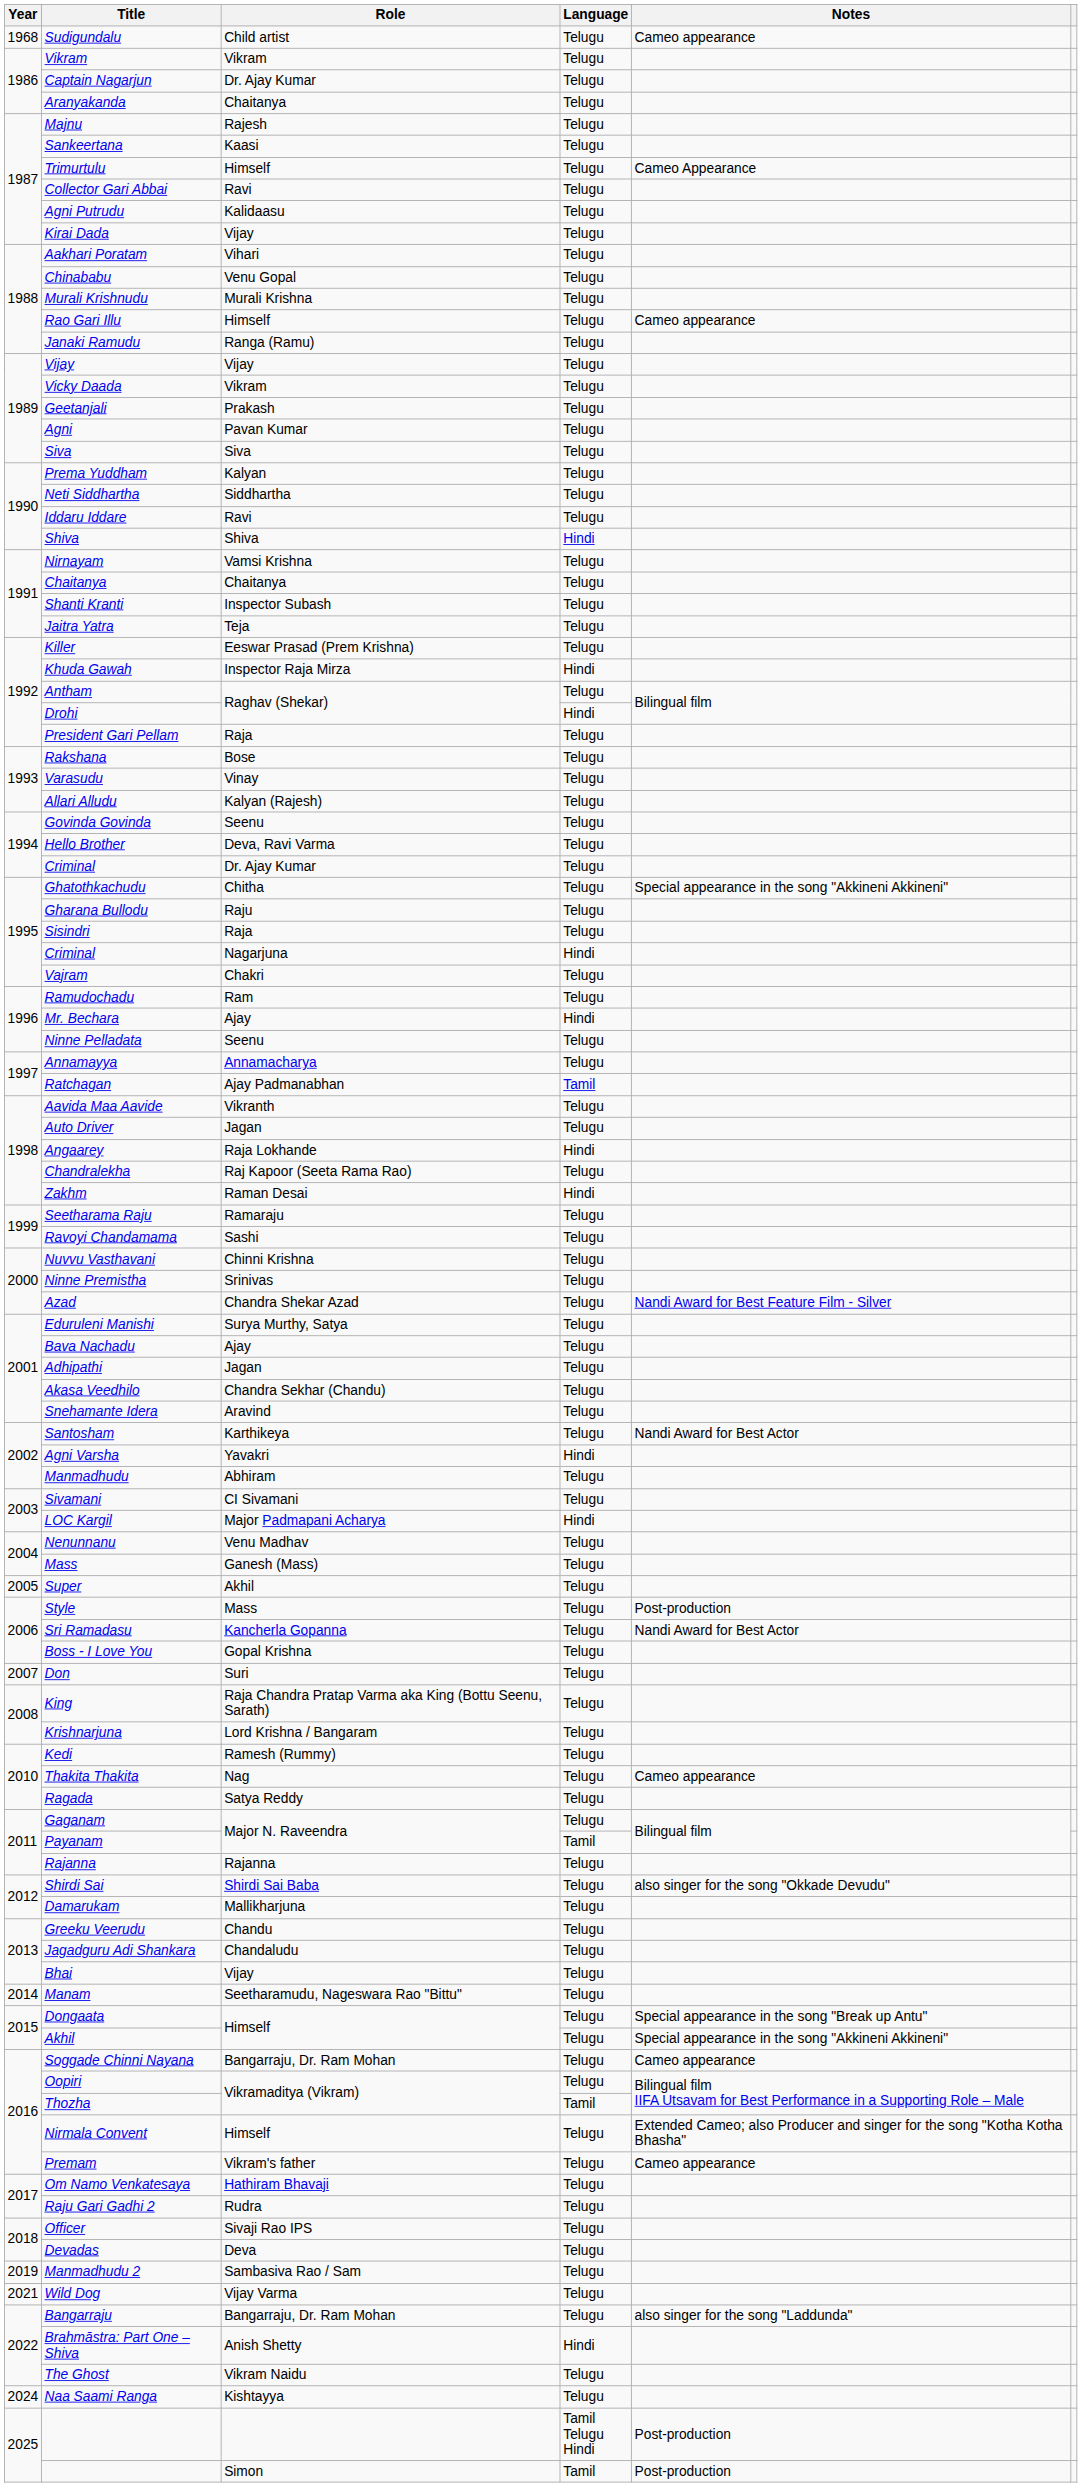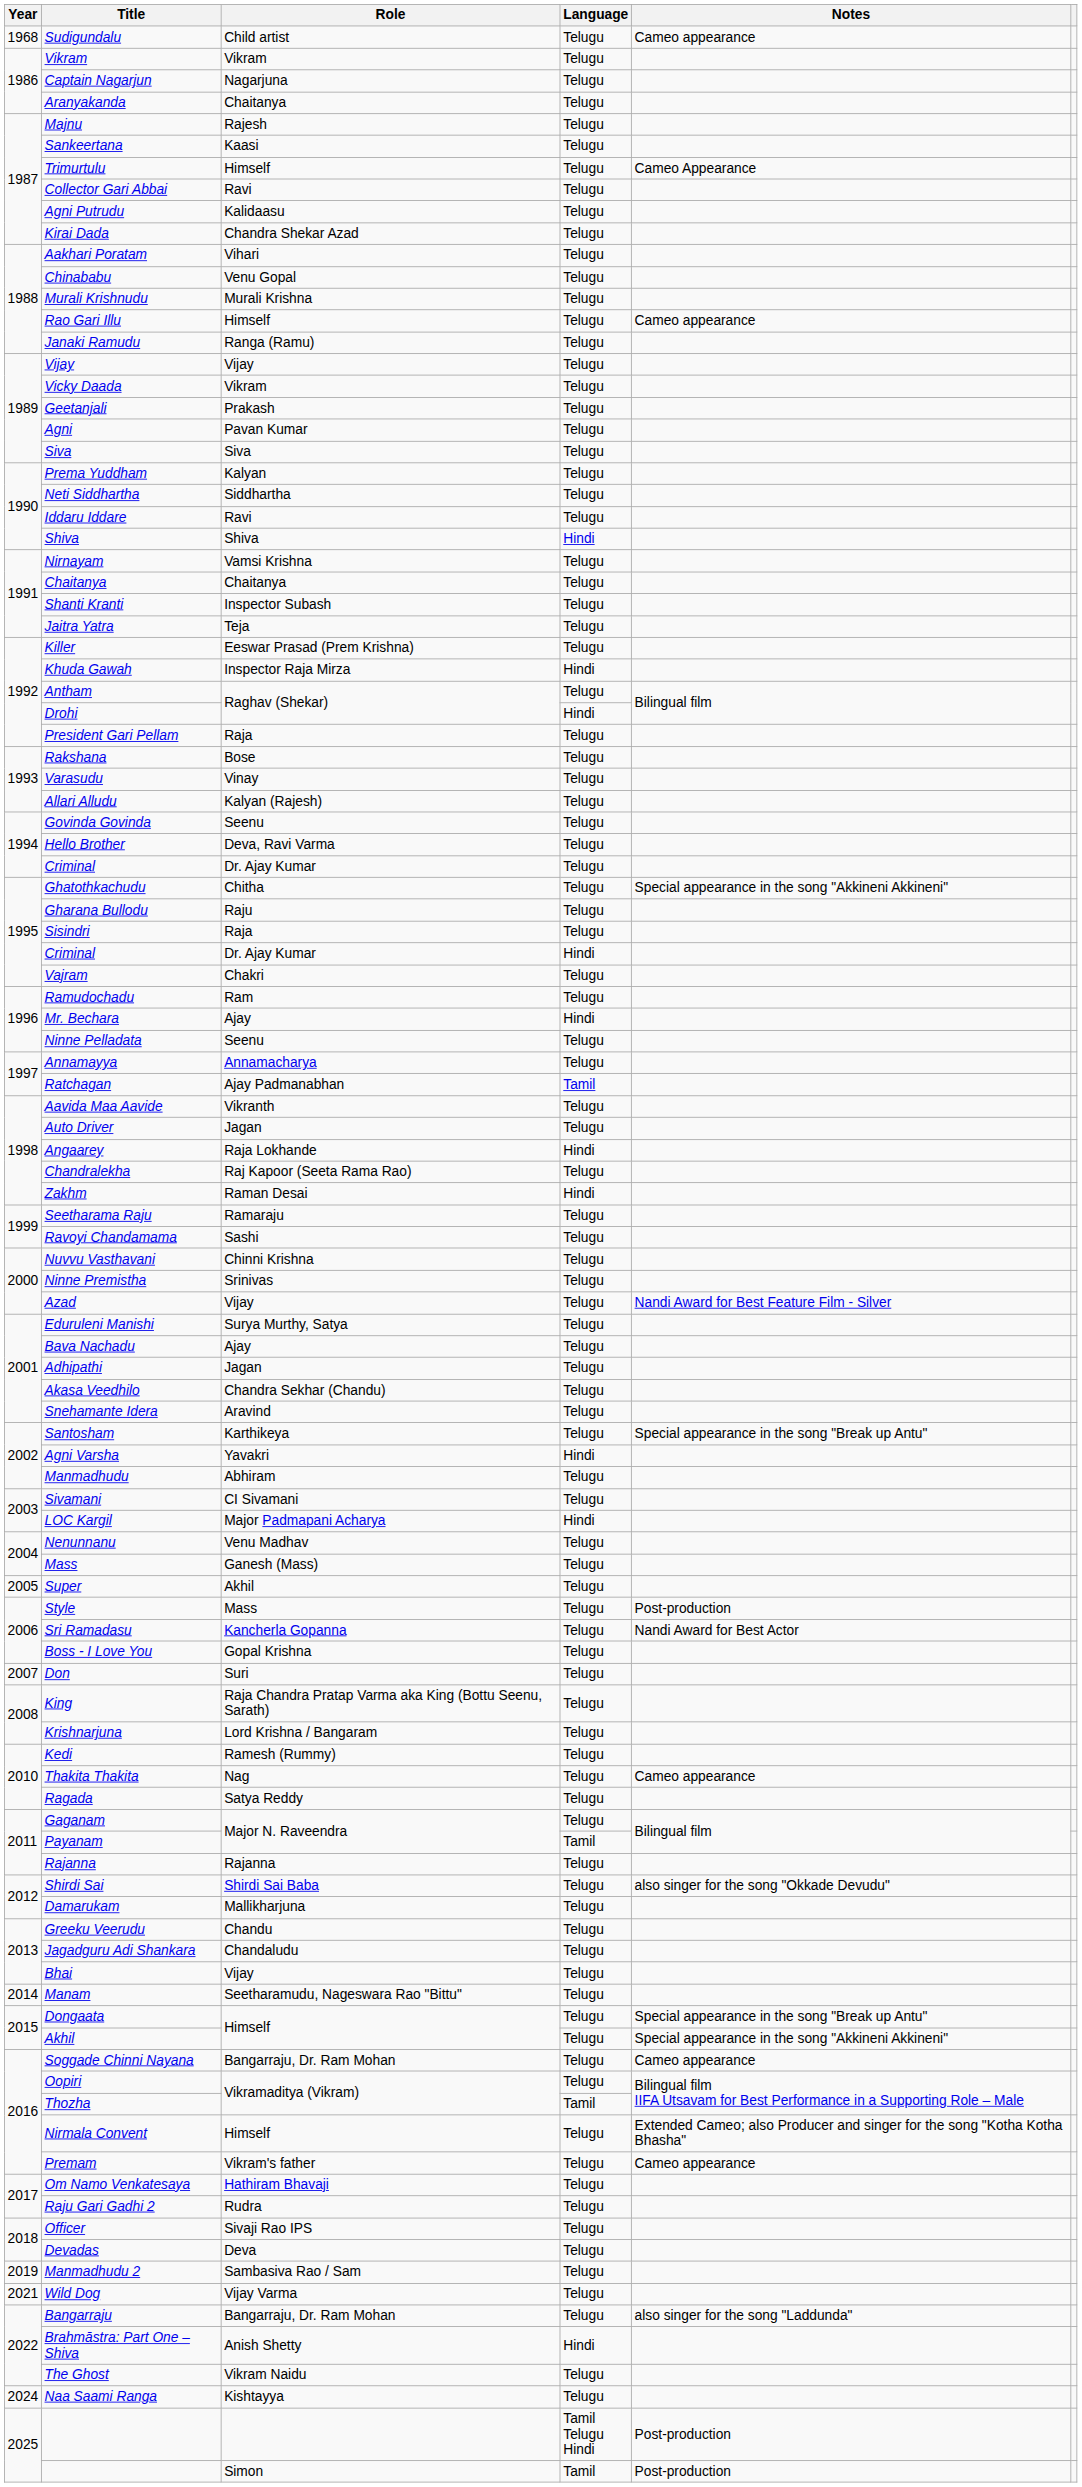(270, 80) Dr. Ajay Kumar -> (256, 80) Nagarjuna
(239, 233) Vijay -> (291, 233) Chandra Shekar Azad
(256, 953) Nagarjuna -> (270, 953) Dr. Ajay Kumar
(291, 1302) Chandra Shekar Azad -> (239, 1302) Vijay
(717, 1433) Nandi Award for Best Actor -> (781, 1433) Special appearance in the song "Break up Antu"
